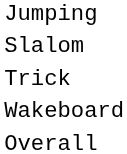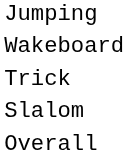rows swapped: (44, 46) <-> (64, 111)
